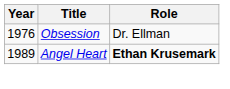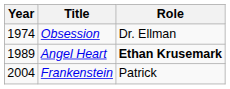(21, 34) 1976 -> (21, 34) 1974
+ row: (77, 73)
